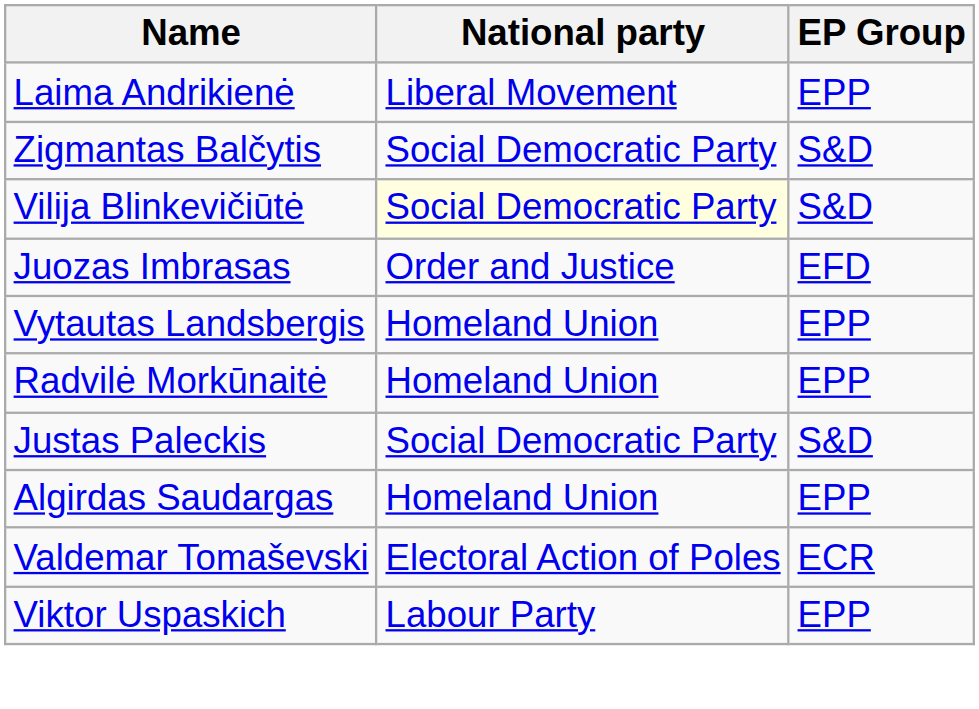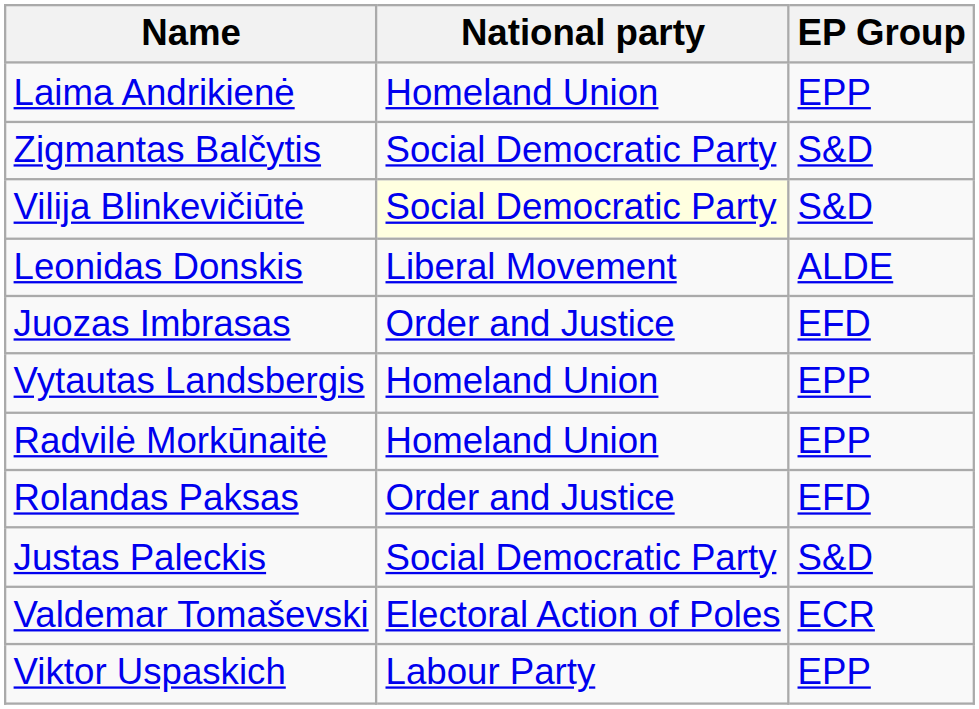(531, 91) Liberal Movement -> (522, 91) Homeland Union
+ row: (158, 265)
+ row: (156, 498)
- row: (173, 498)
